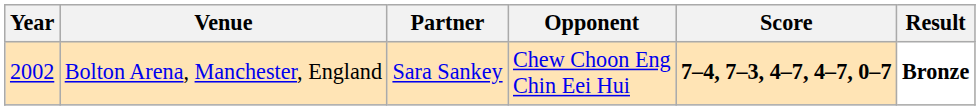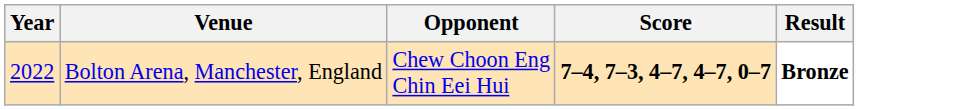- column: (448, 23)
(32, 72) 2002 -> (32, 72) 2022
